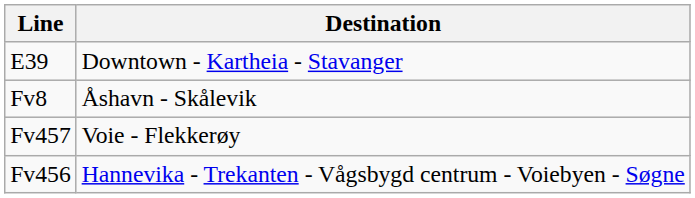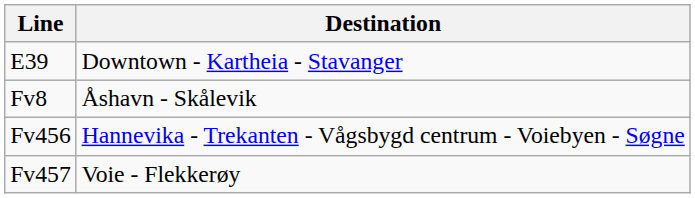rows swapped: (40, 173) <-> (40, 135)
